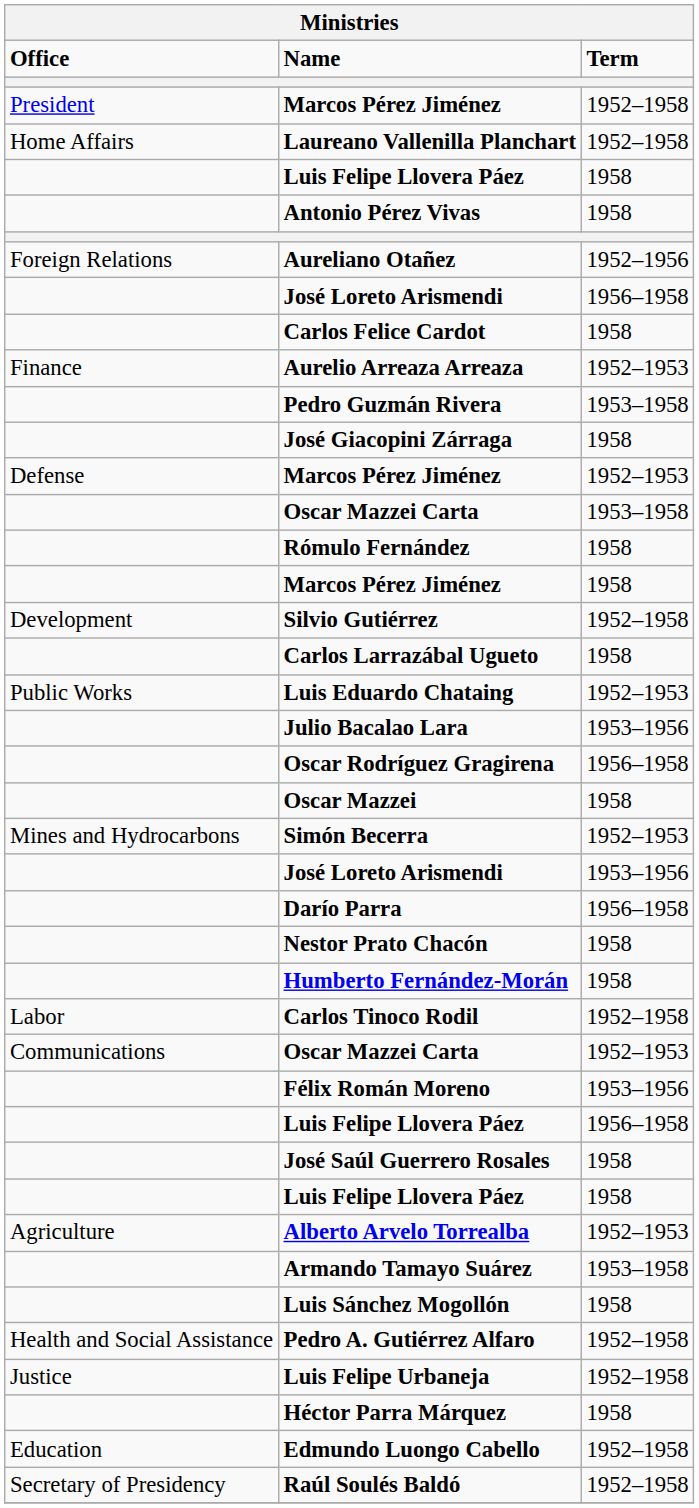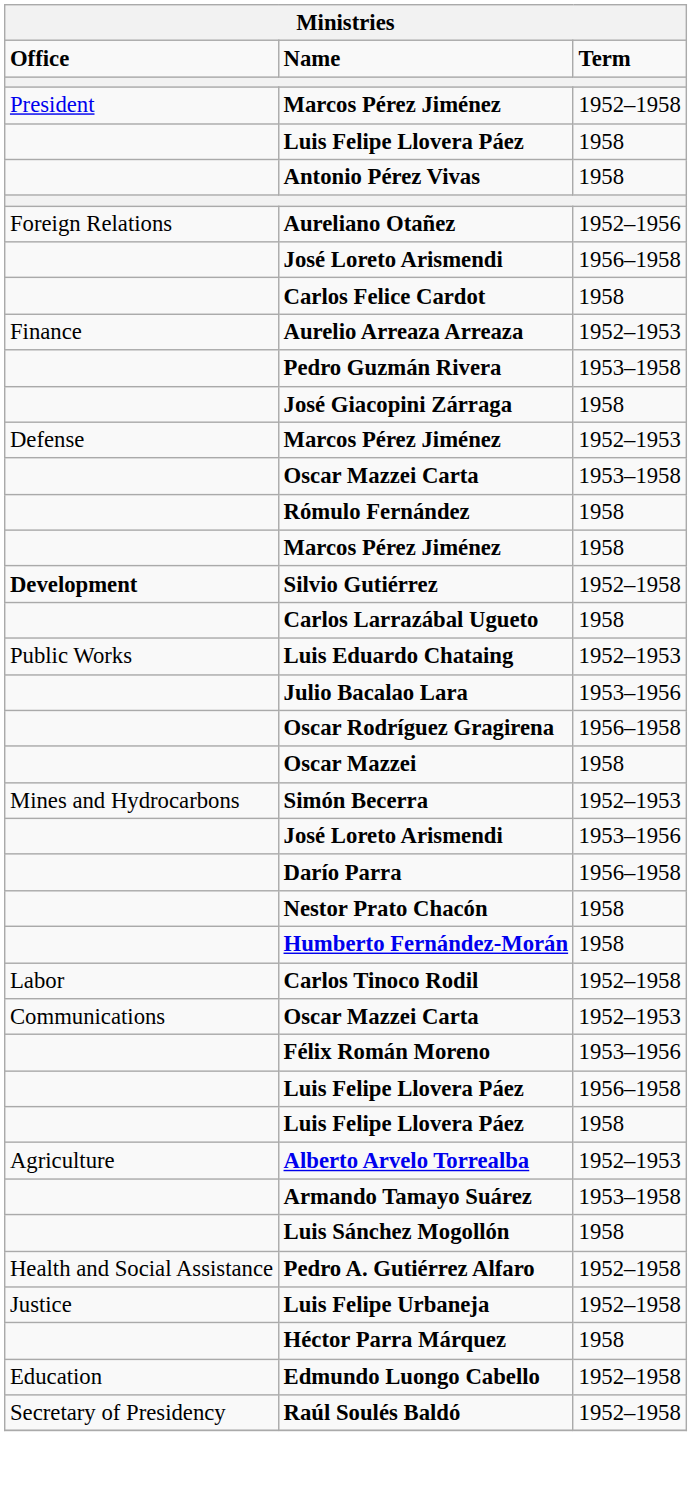- row: (430, 141)
(71, 619) normal -> (74, 583) bold
- row: (417, 1160)
